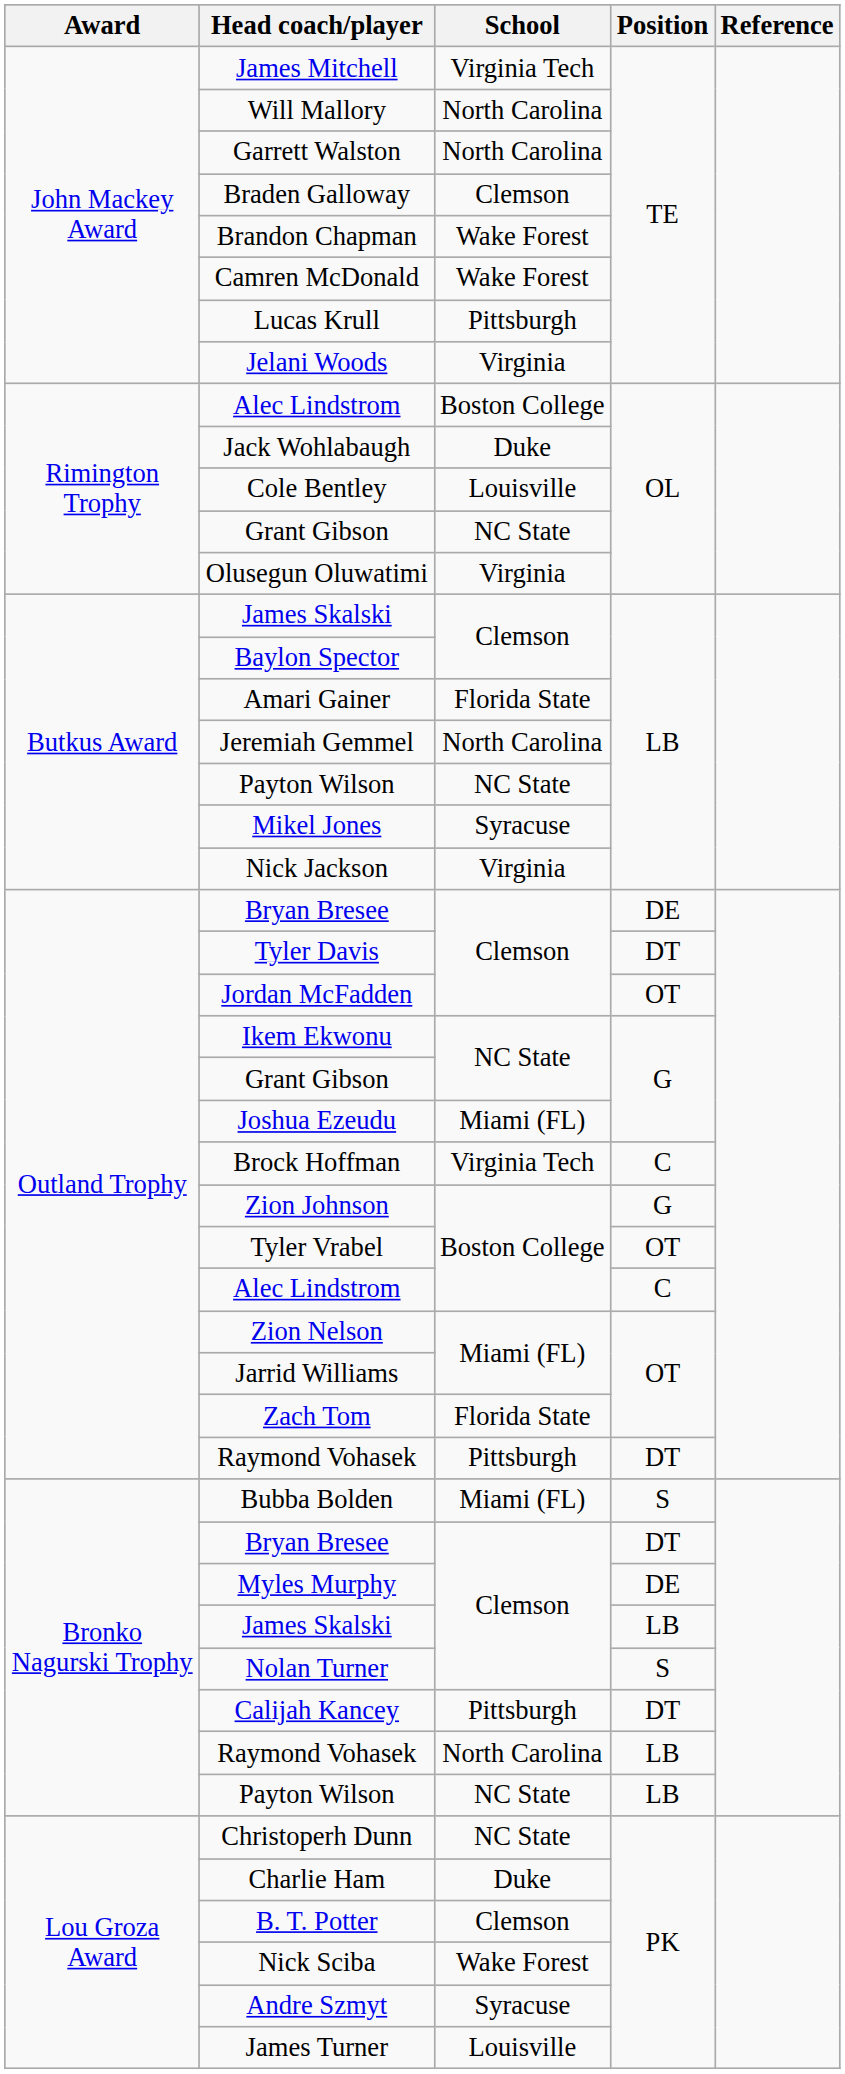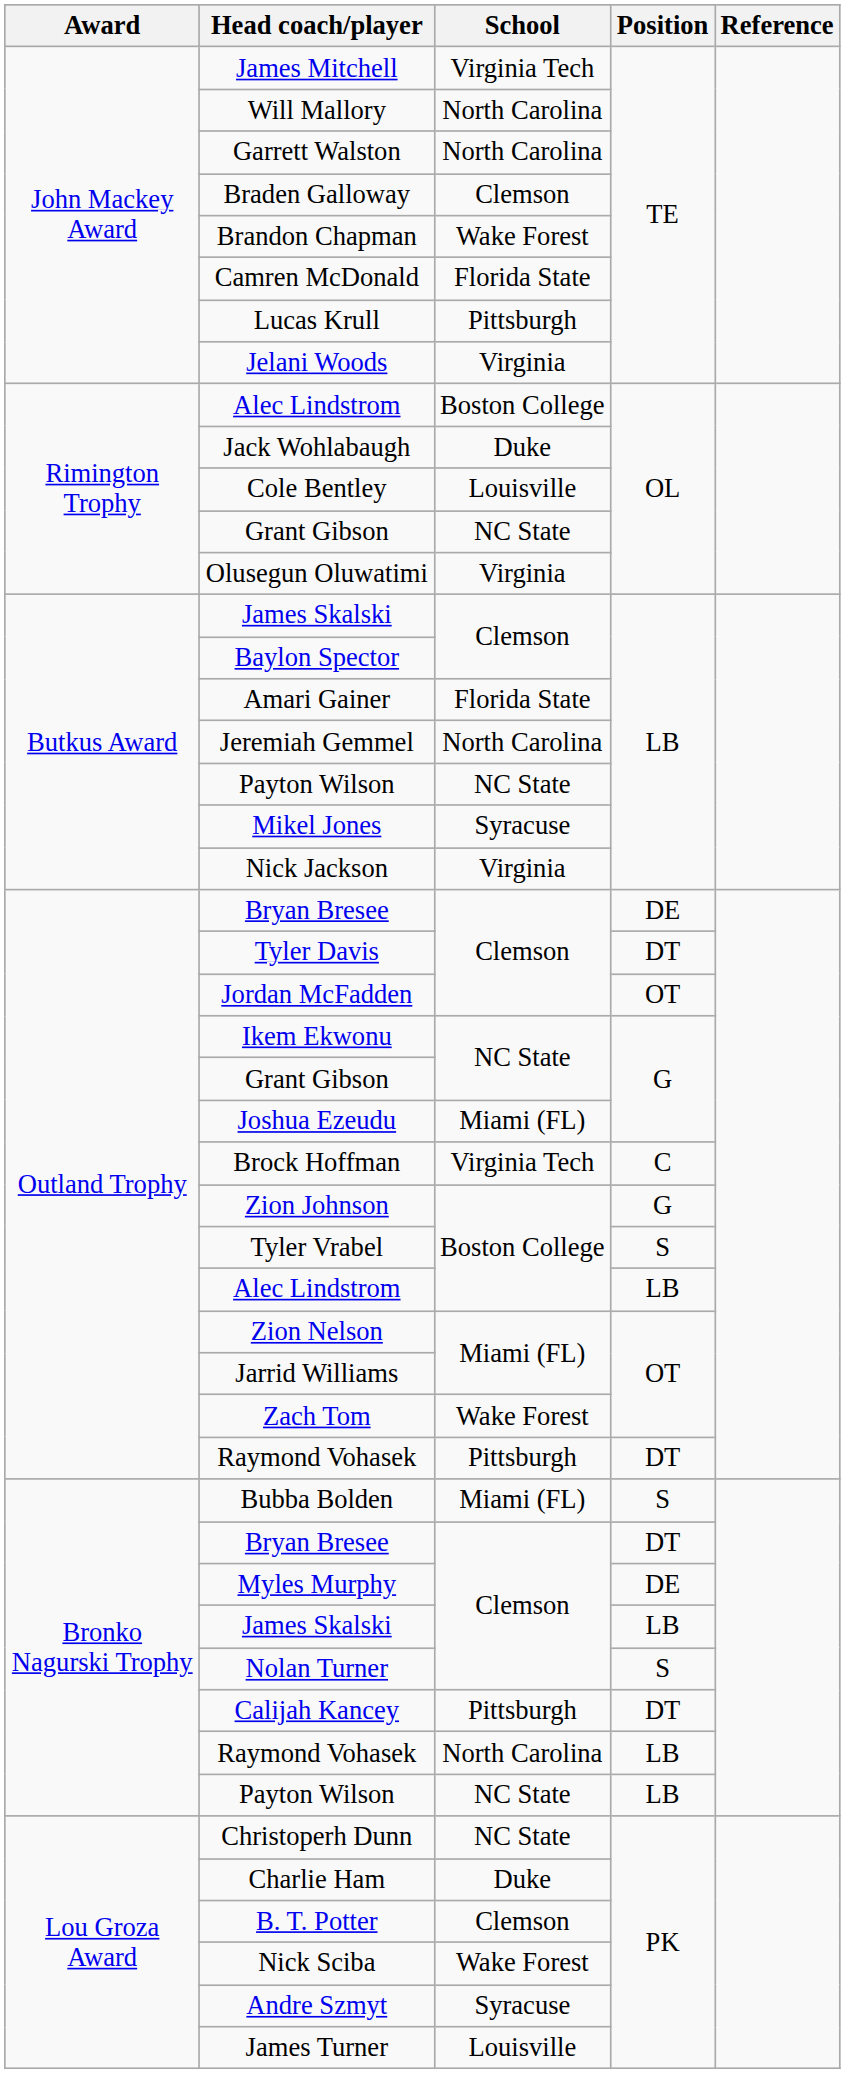(522, 278) Wake Forest -> (522, 278) Florida State
(663, 1247) OT -> (663, 1247) S
(663, 1289) C -> (663, 1289) LB
(522, 1415) Florida State -> (522, 1415) Wake Forest
